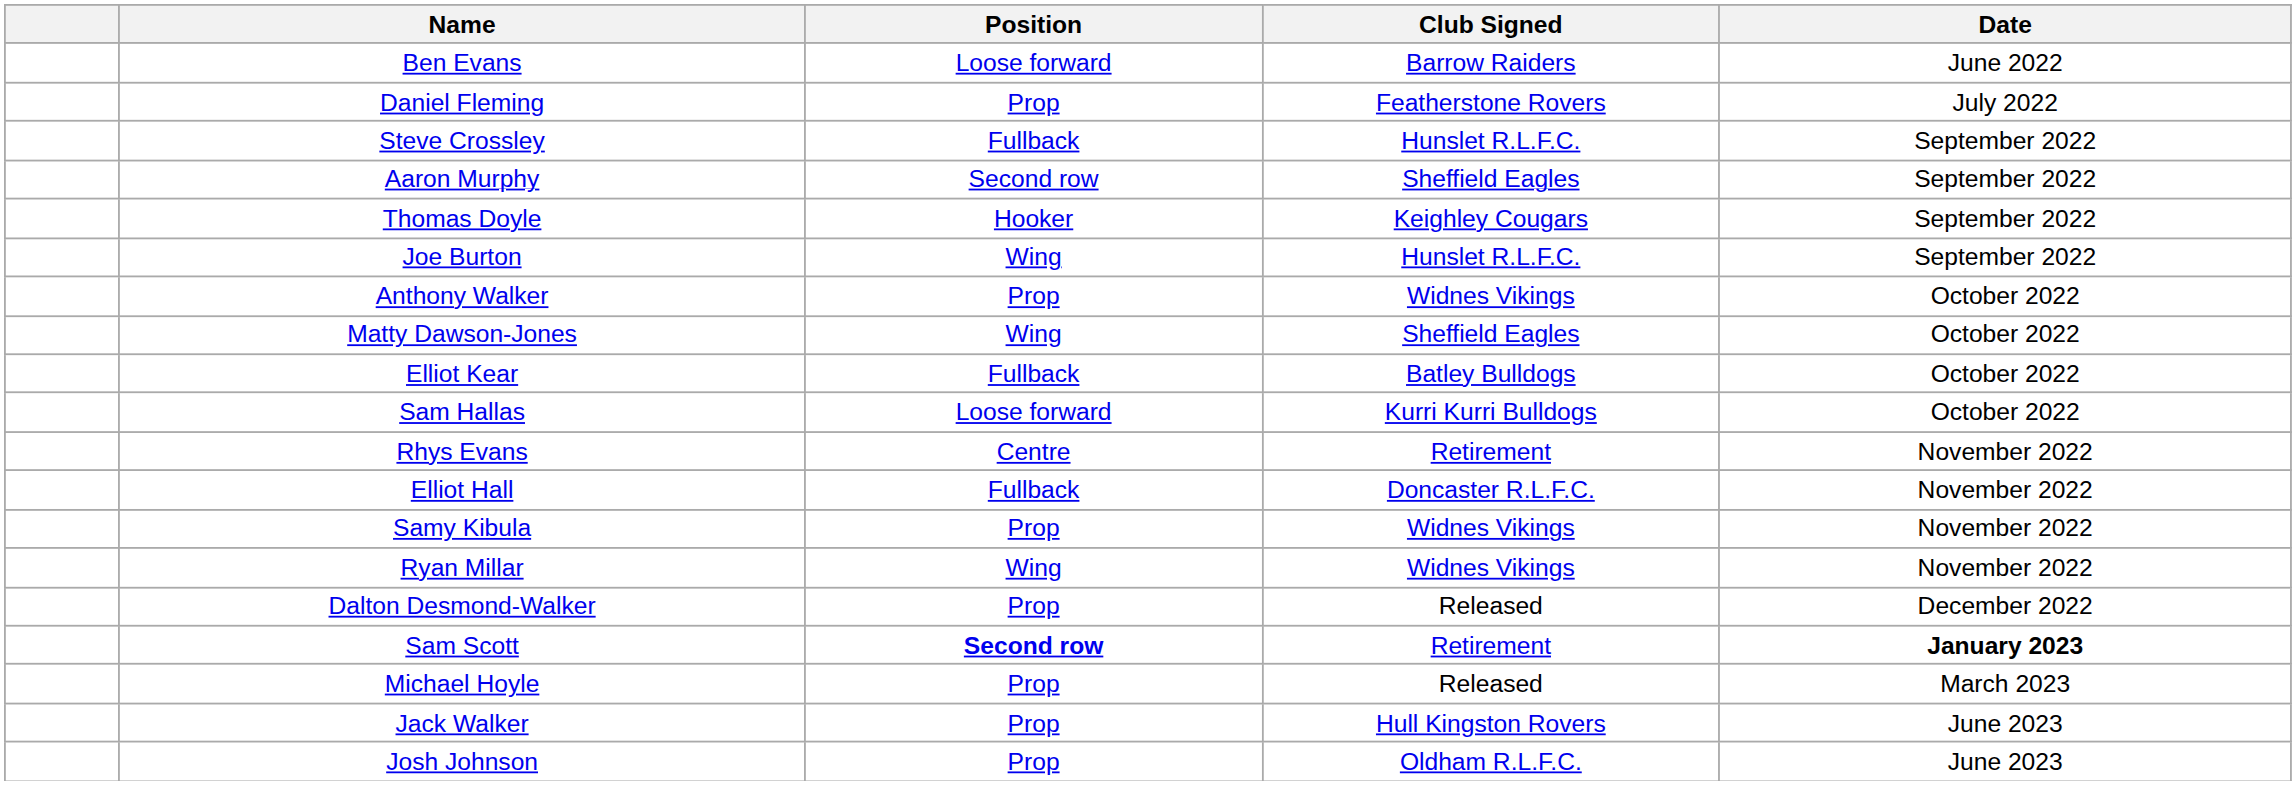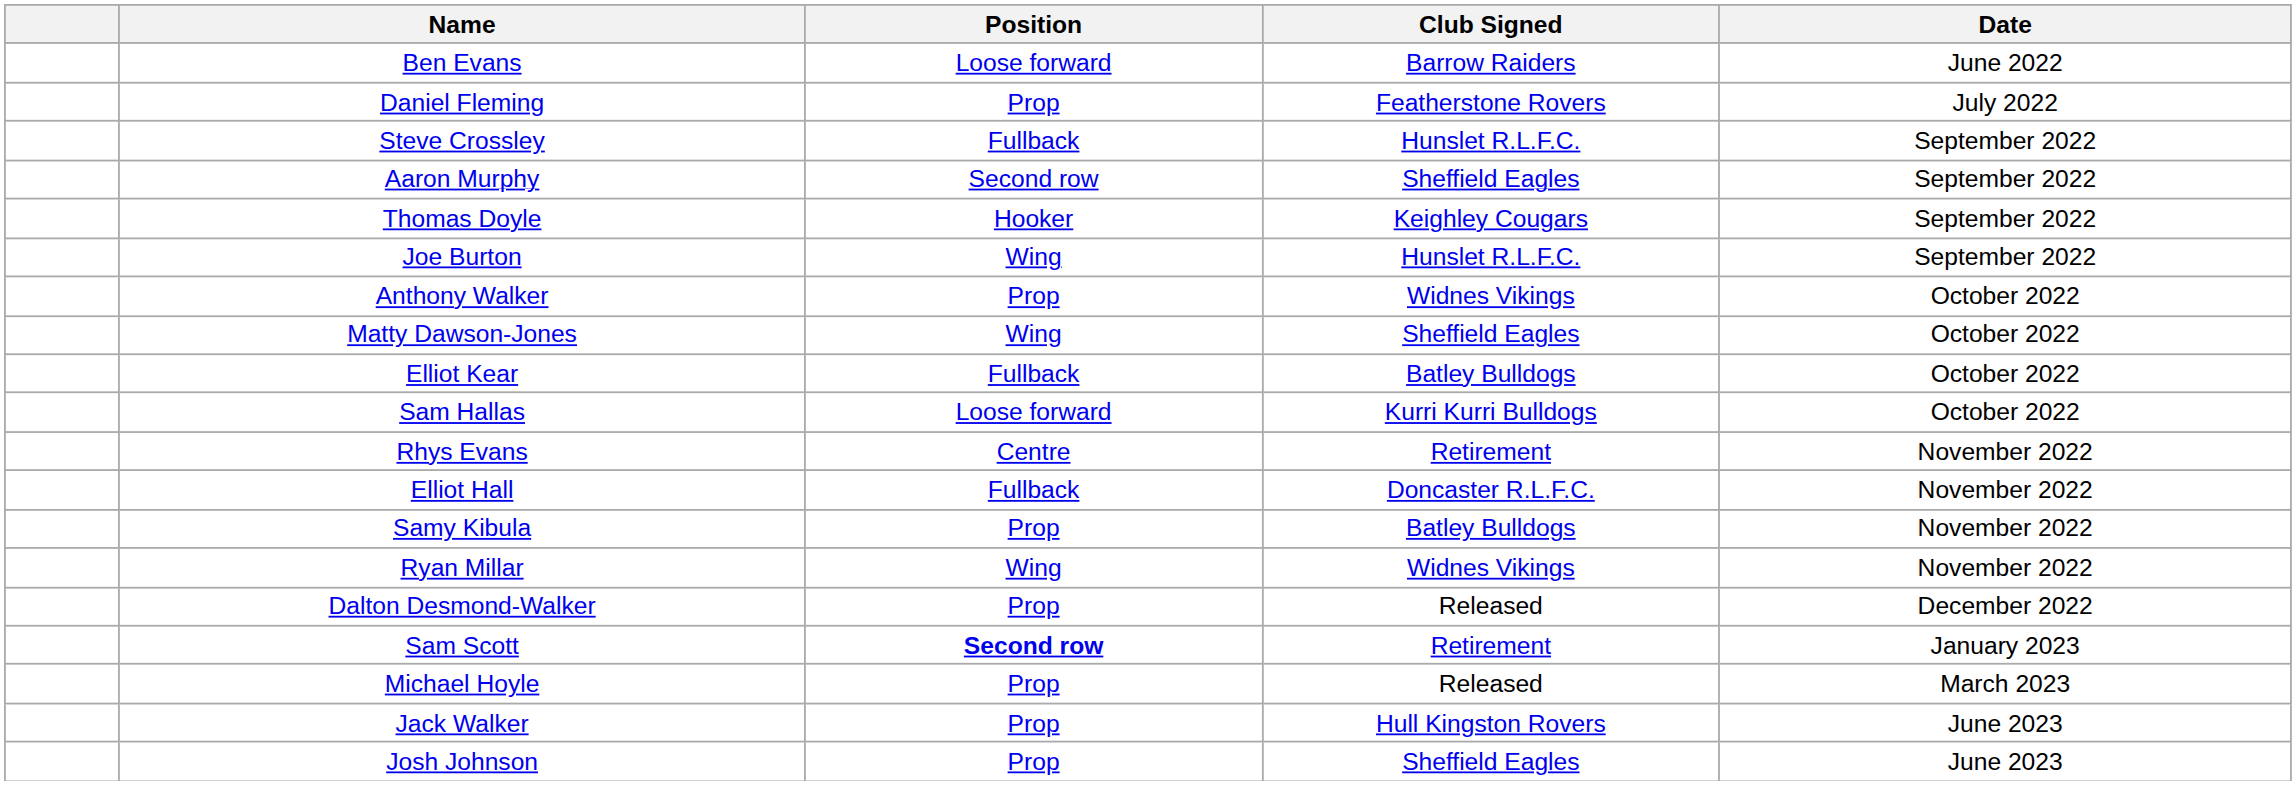(1491, 528) Widnes Vikings -> (1491, 528) Batley Bulldogs
(2005, 645) bold -> (2005, 645) normal
(1491, 761) Oldham R.L.F.C. -> (1491, 761) Sheffield Eagles
